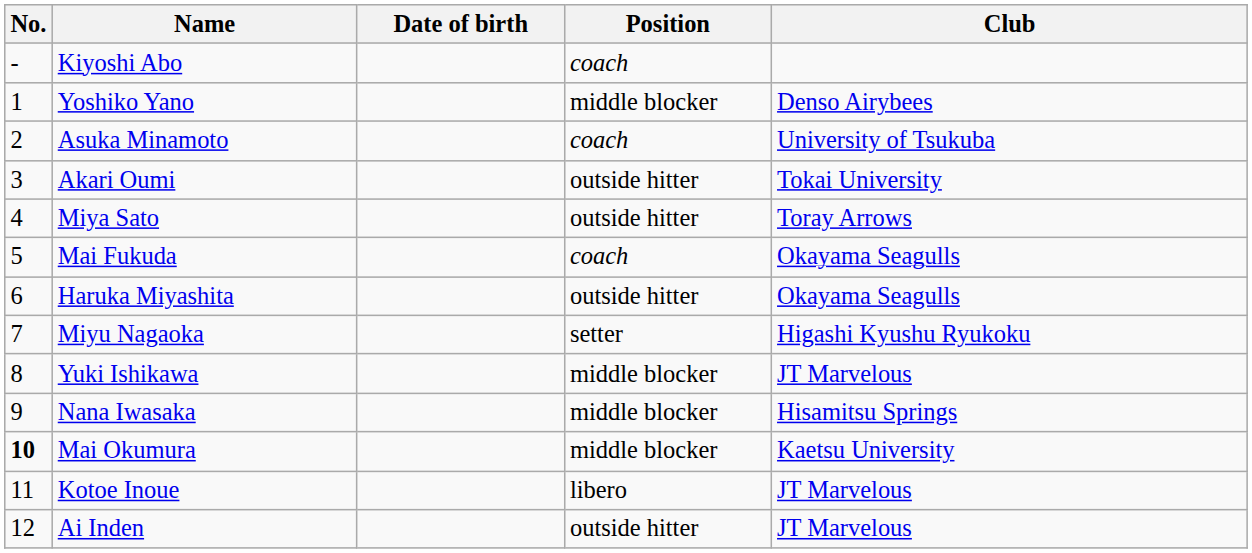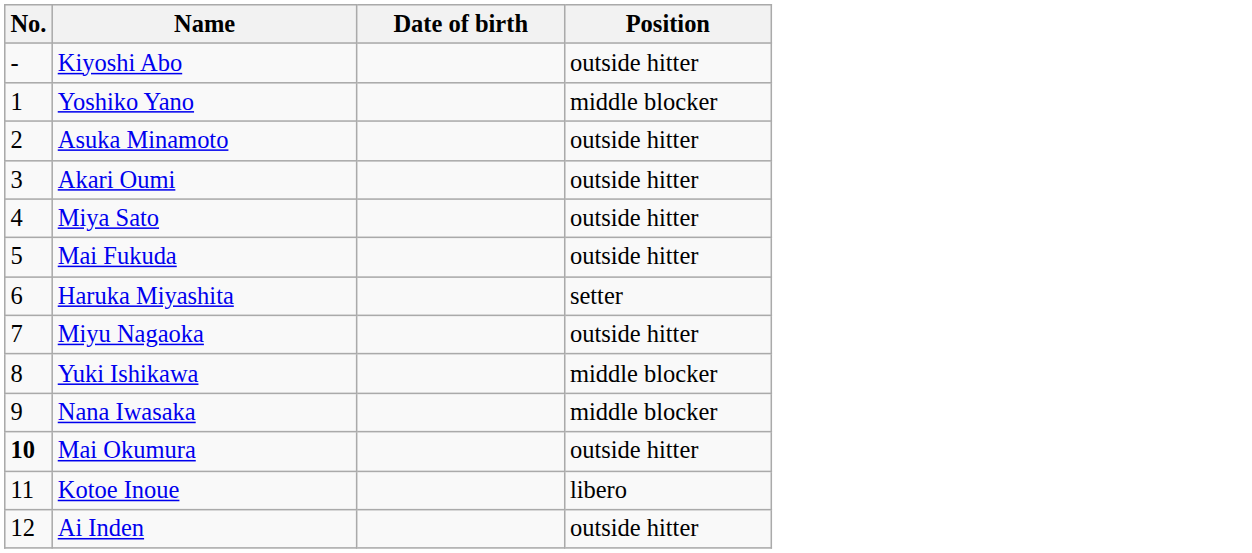- column: (1010, 23)
(599, 62) coach -> (634, 62) outside hitter
(599, 140) coach -> (634, 140) outside hitter
(599, 256) coach -> (634, 256) outside hitter
(634, 295) outside hitter -> (596, 295) setter
(596, 334) setter -> (634, 334) outside hitter
(644, 450) middle blocker -> (634, 450) outside hitter
